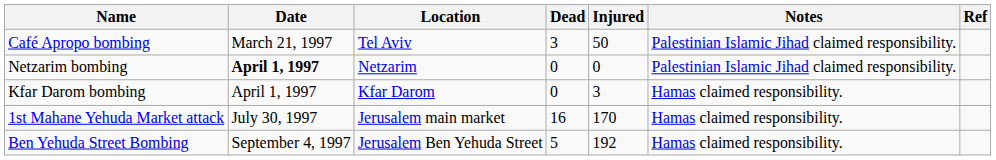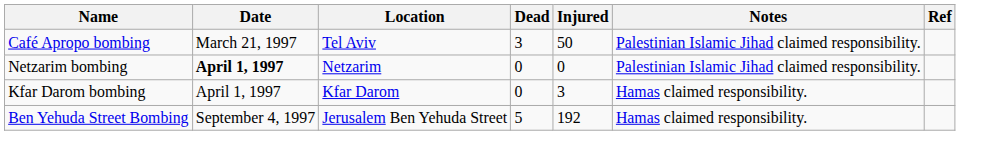- row: (116, 117)
